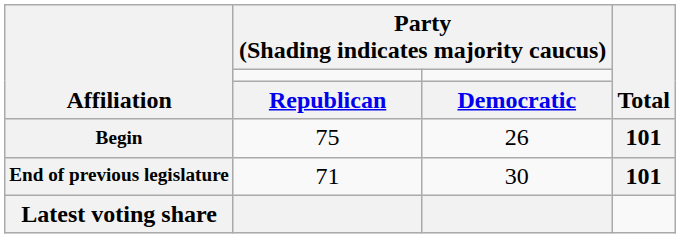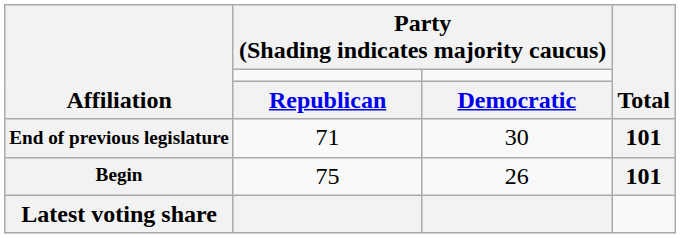rows swapped: (119, 175) <-> (119, 137)
